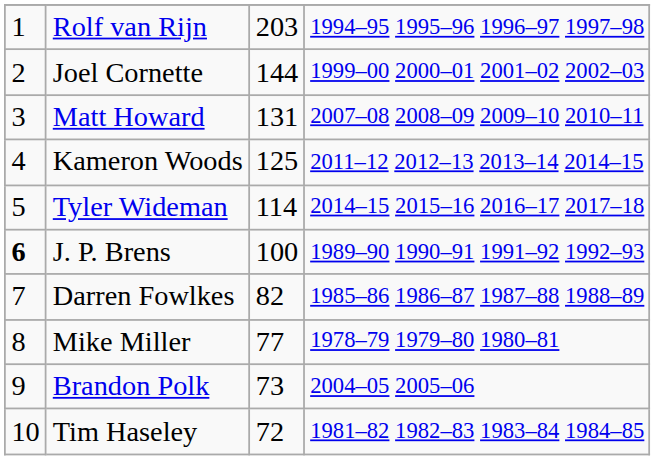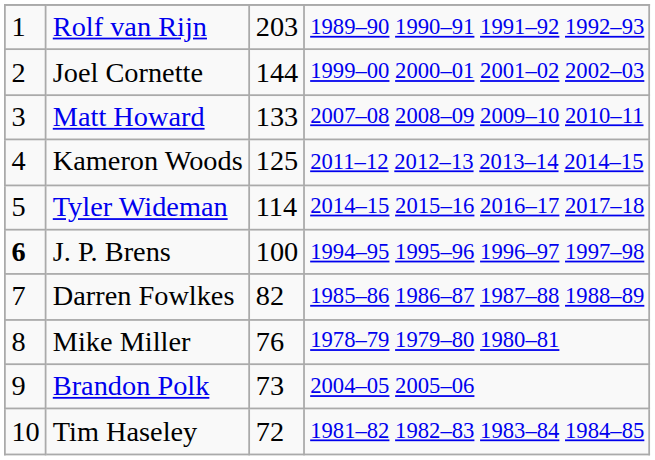(477, 26) 1994–95 1995–96 1996–97 1997–98 -> (477, 26) 1989–90 1990–91 1991–92 1992–93
(277, 116) 131 -> (277, 116) 133
(477, 251) 1989–90 1990–91 1991–92 1992–93 -> (477, 251) 1994–95 1995–96 1996–97 1997–98
(270, 341) 77 -> (270, 341) 76
